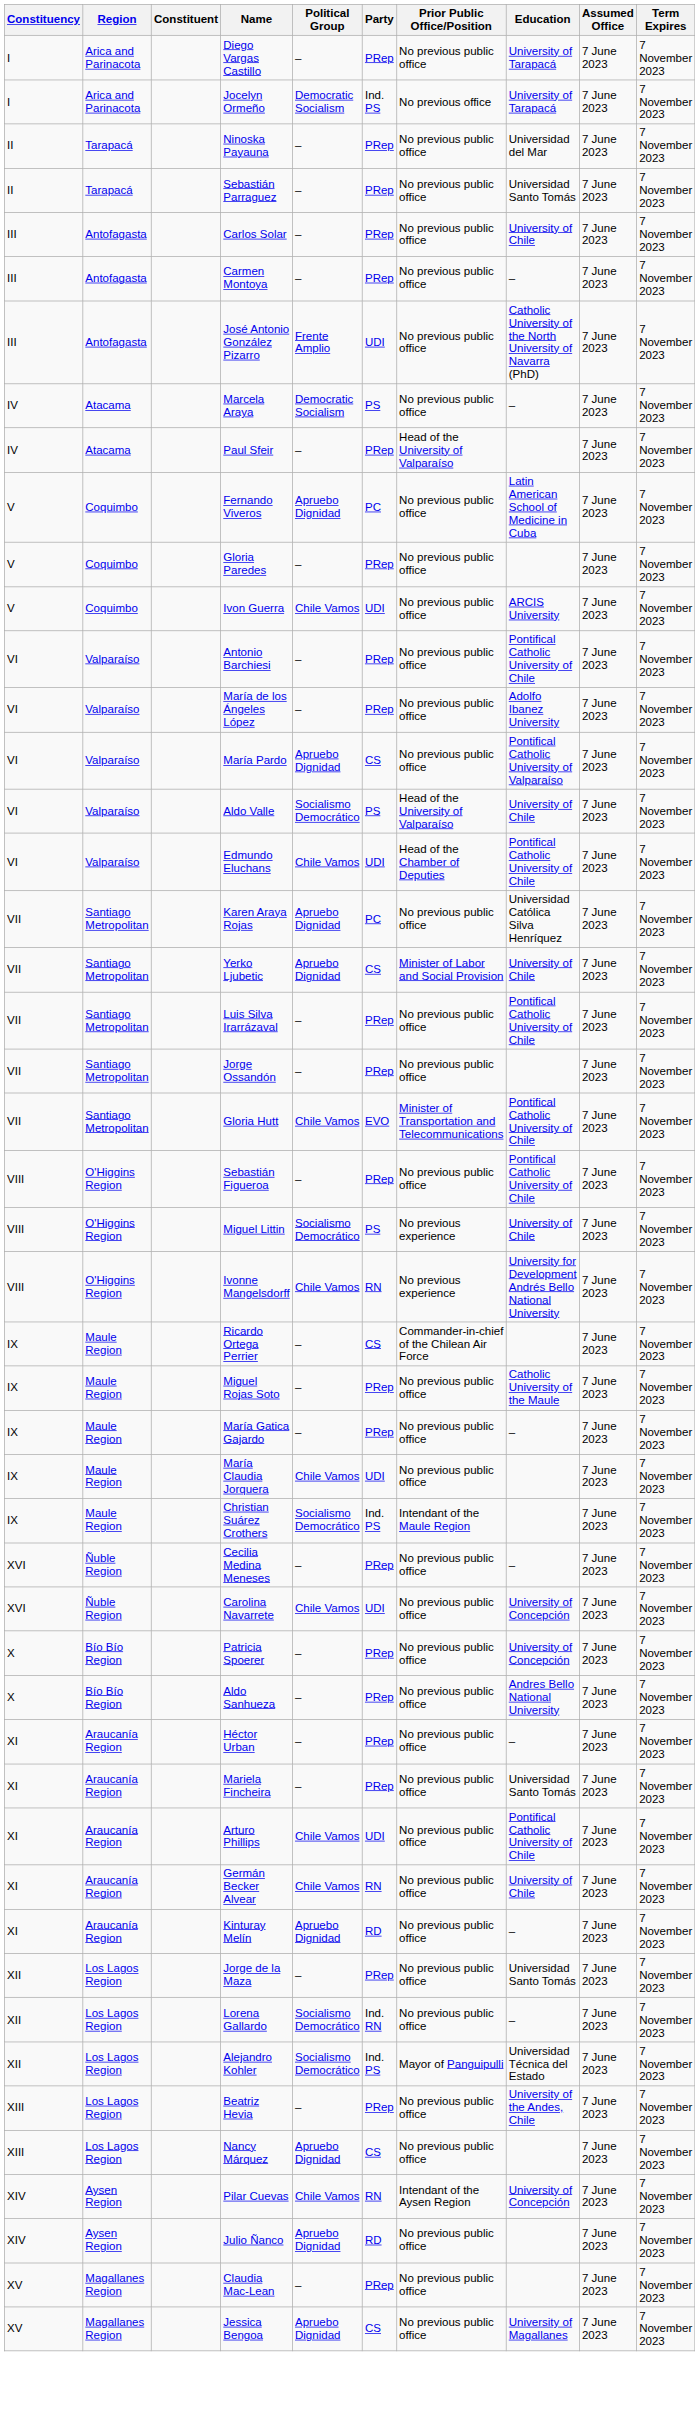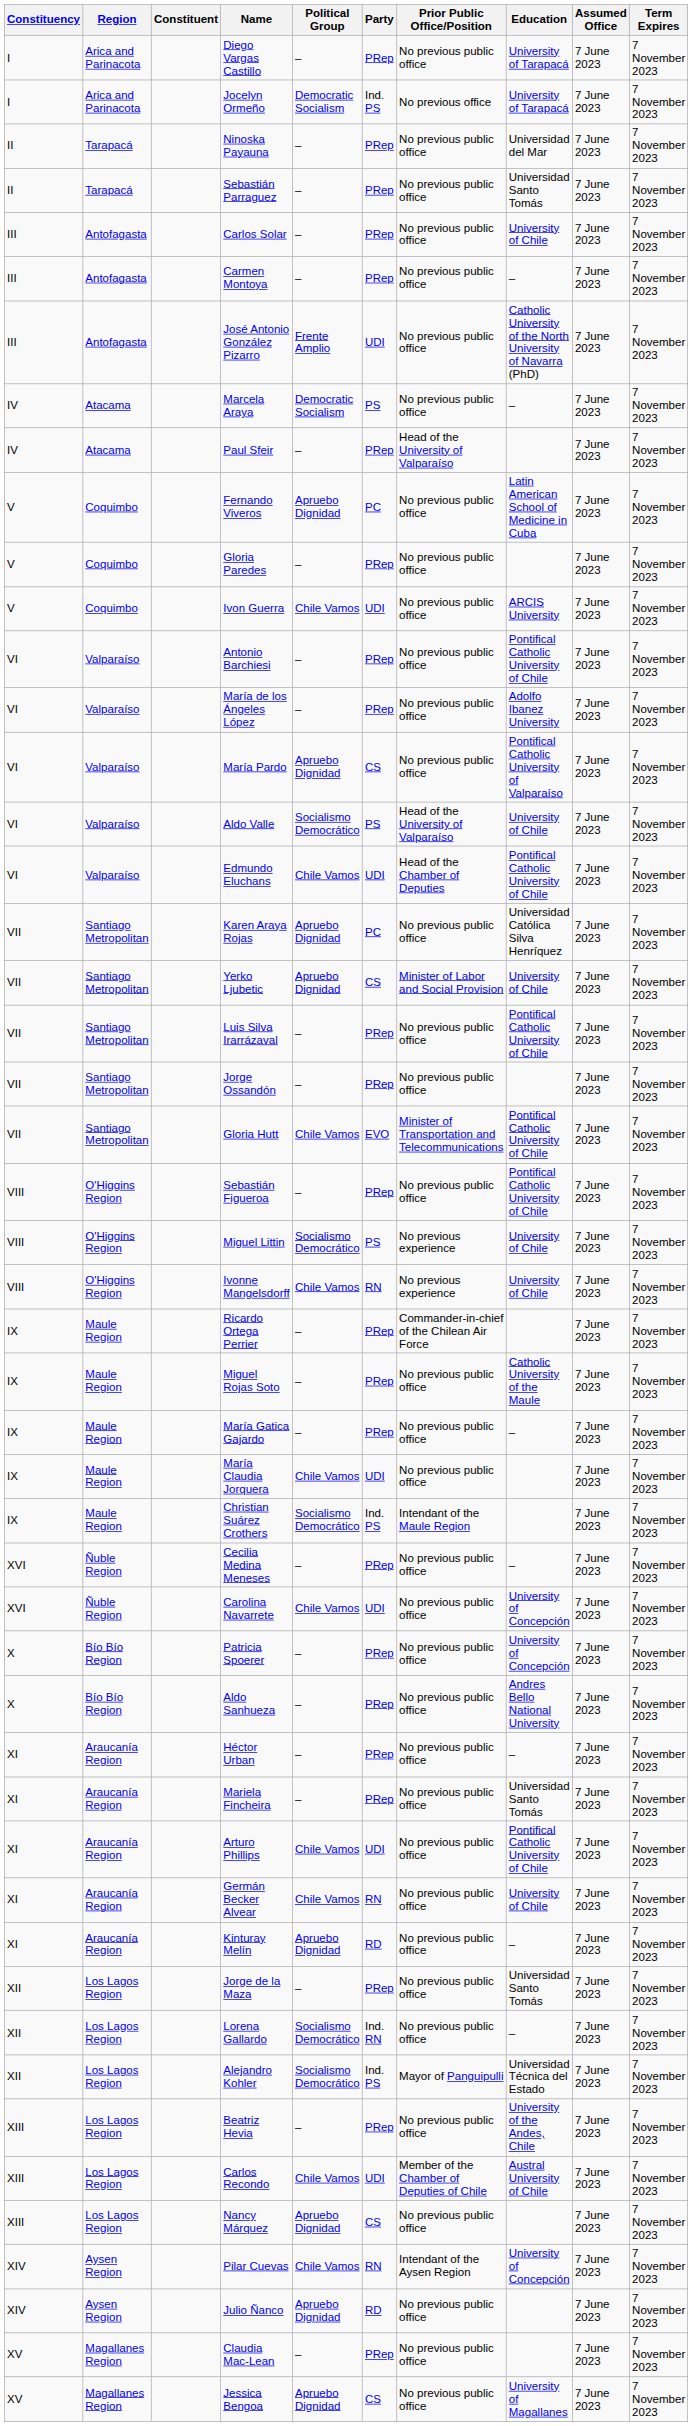(543, 1286) University for Development Andrés Bello National University -> (534, 1286) University of Chile
(373, 1344) CS -> (379, 1331) PRep
+ row: (246, 2178)
